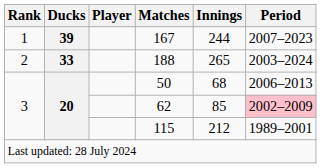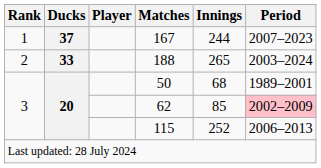(67, 38) 39 -> (67, 38) 37
(281, 83) 2006–2013 -> (281, 83) 1989–2001
(219, 128) 212 -> (219, 128) 252
(281, 128) 1989–2001 -> (281, 128) 2006–2013
